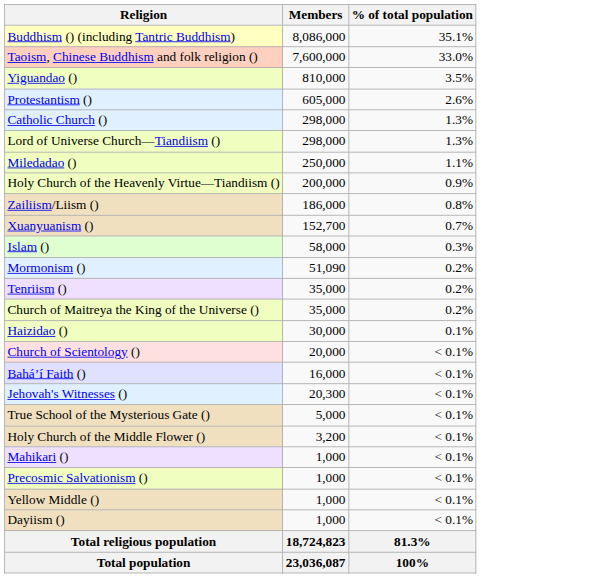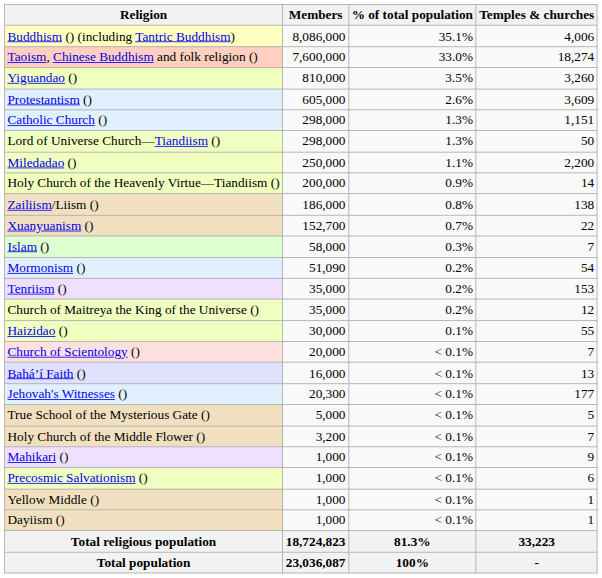+ column: (537, 15)
